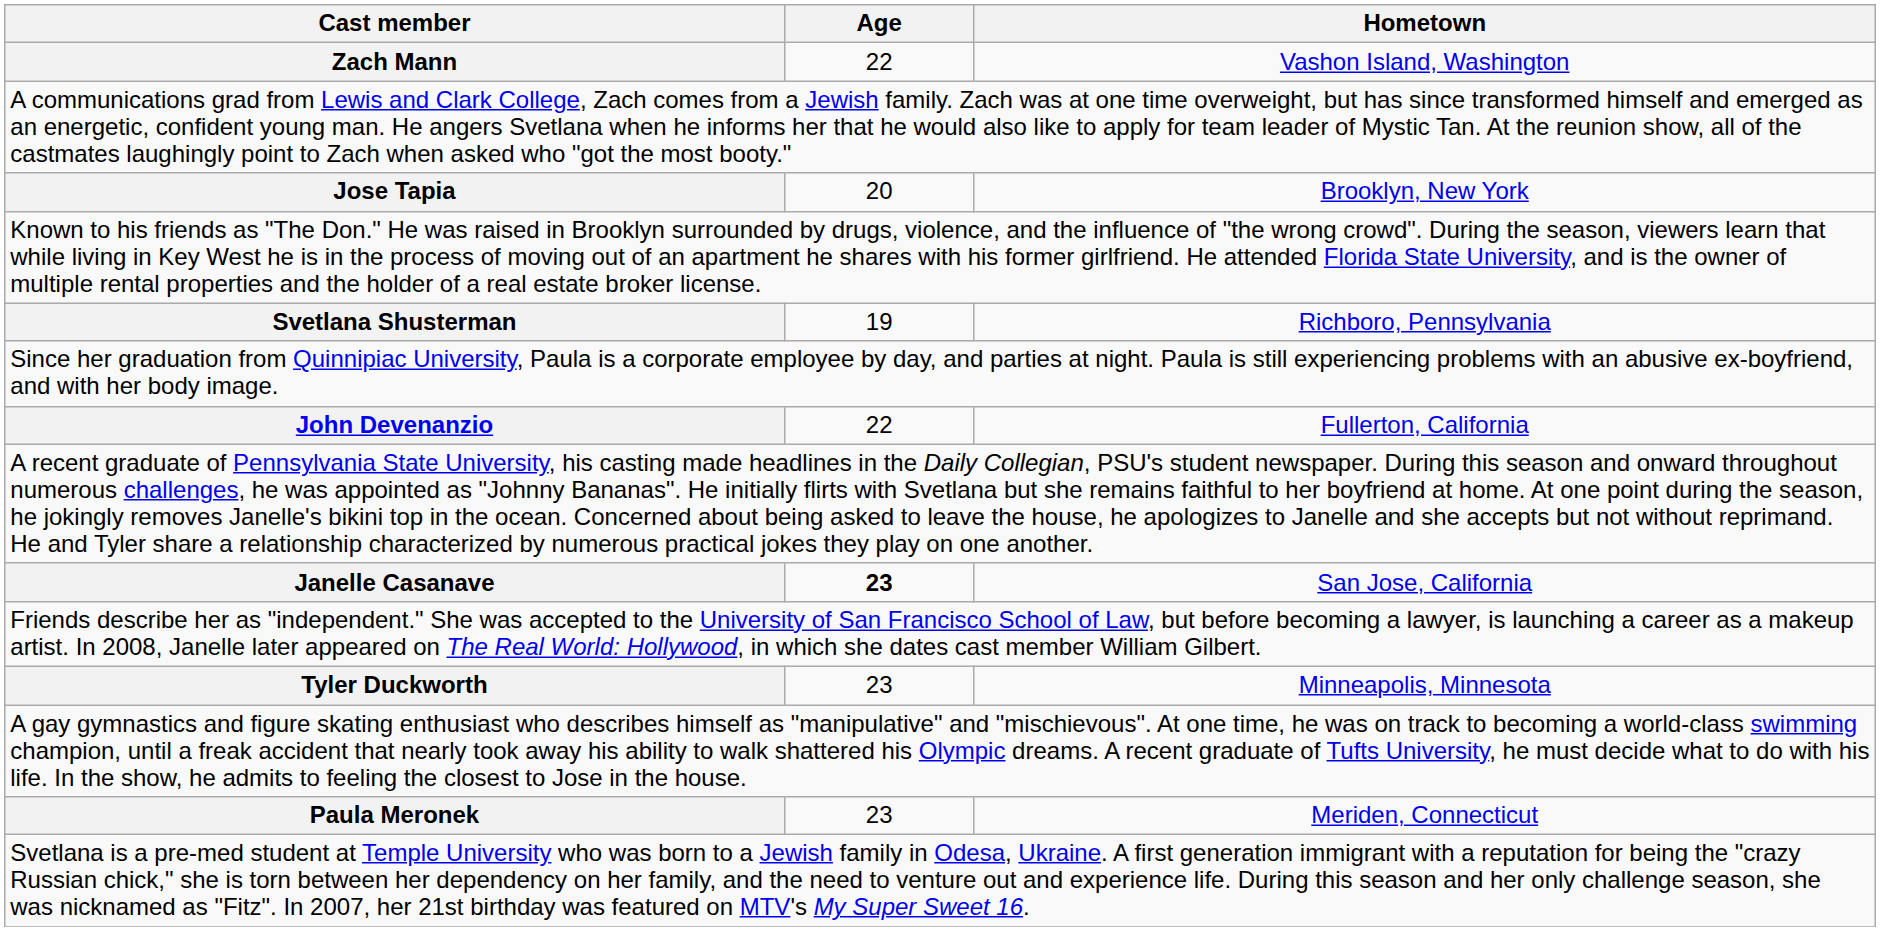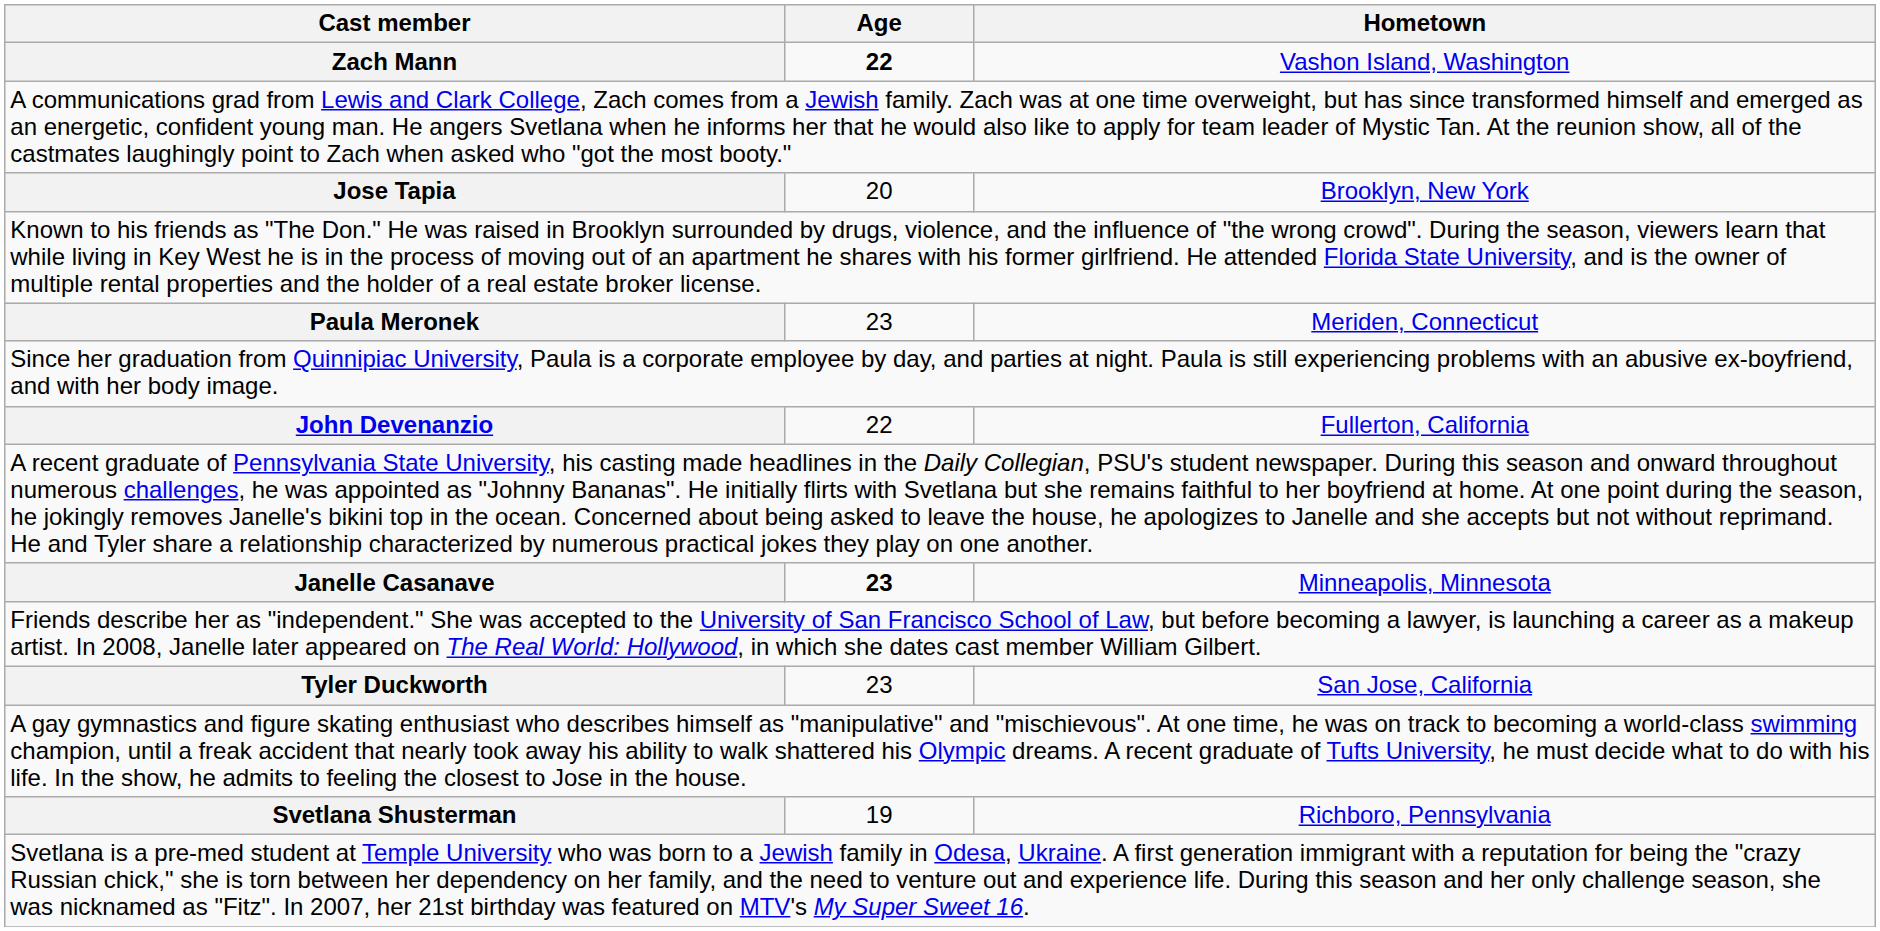(879, 61) normal -> (879, 61) bold
rows swapped: (394, 815) <-> (394, 321)
(1425, 582) San Jose, California -> (1425, 582) Minneapolis, Minnesota
(1425, 685) Minneapolis, Minnesota -> (1425, 685) San Jose, California
